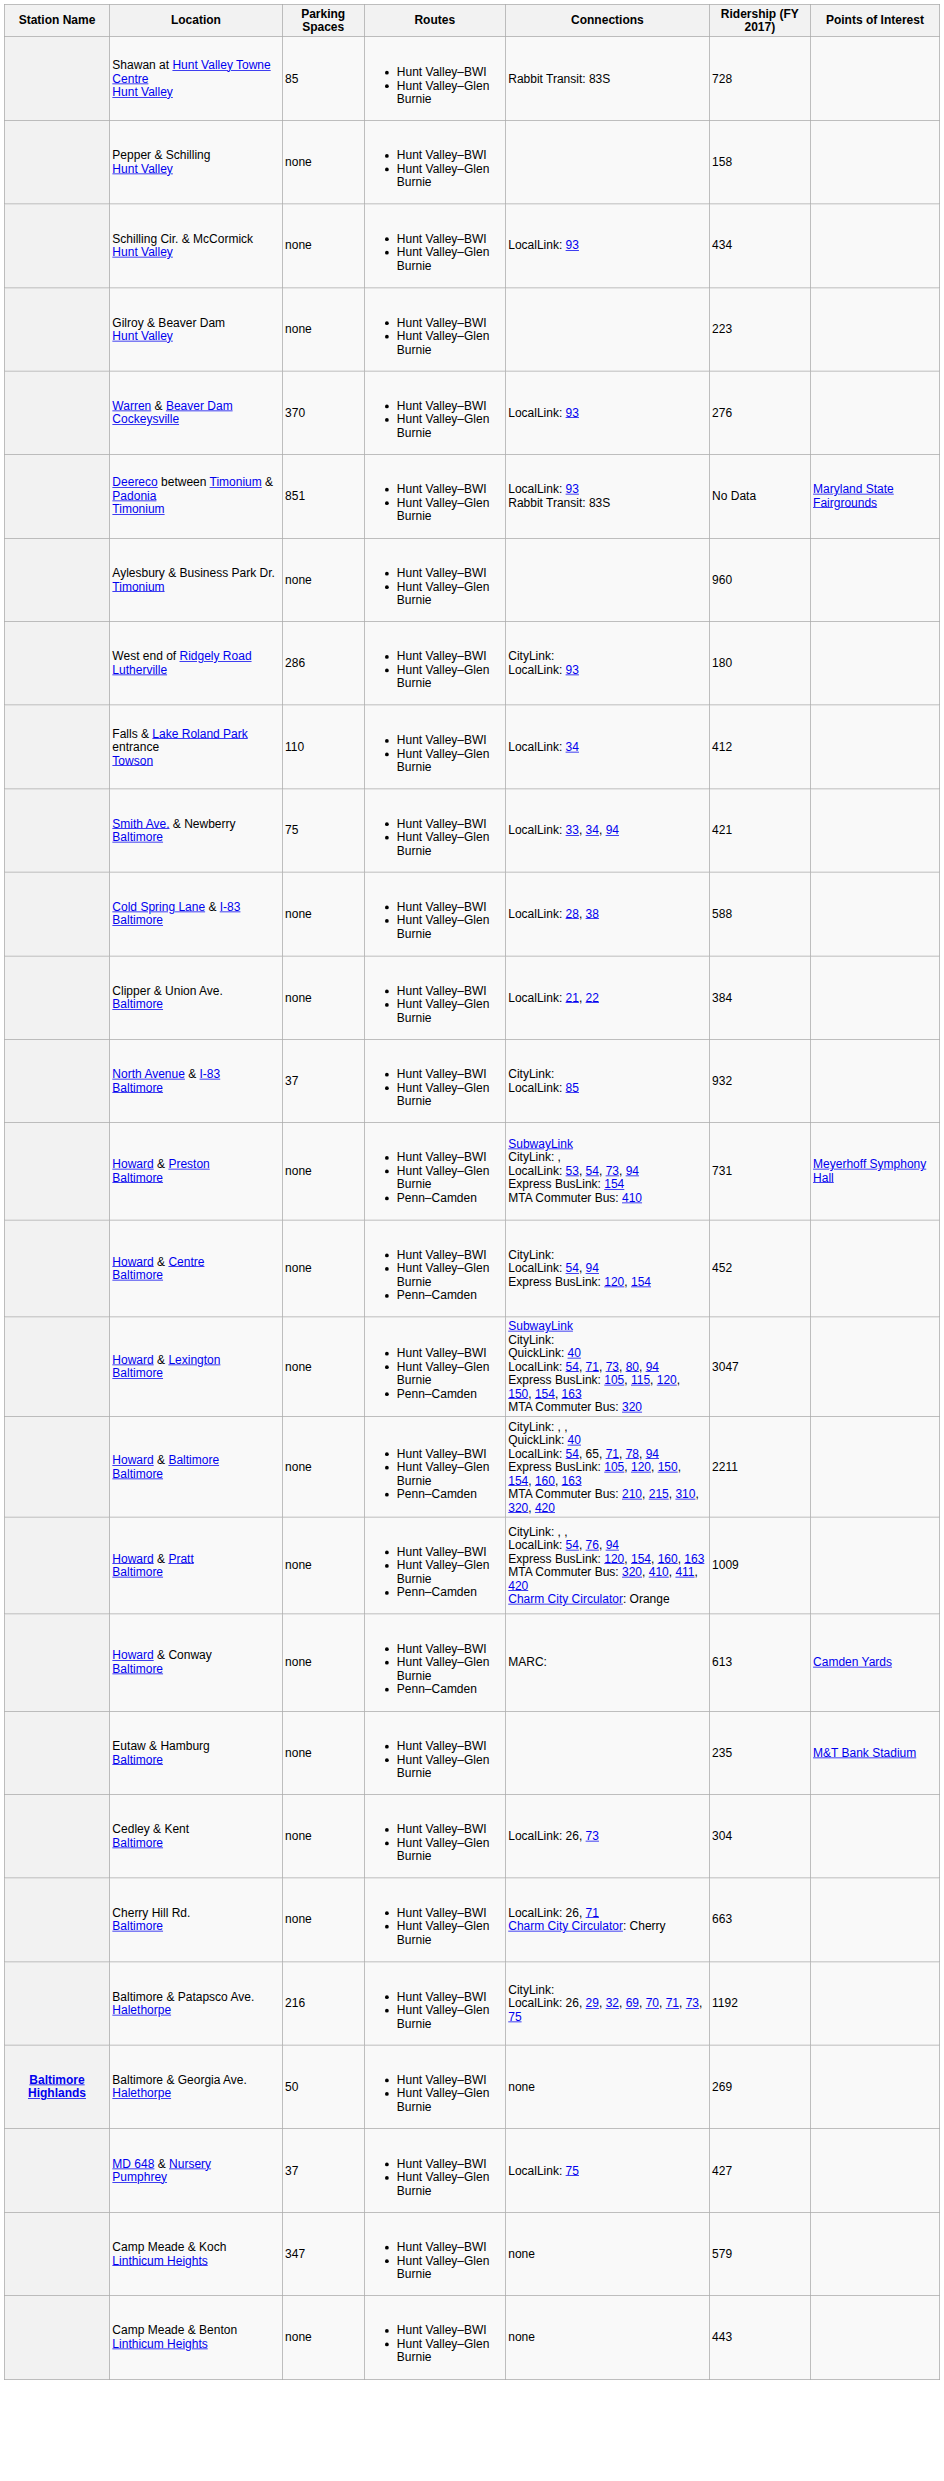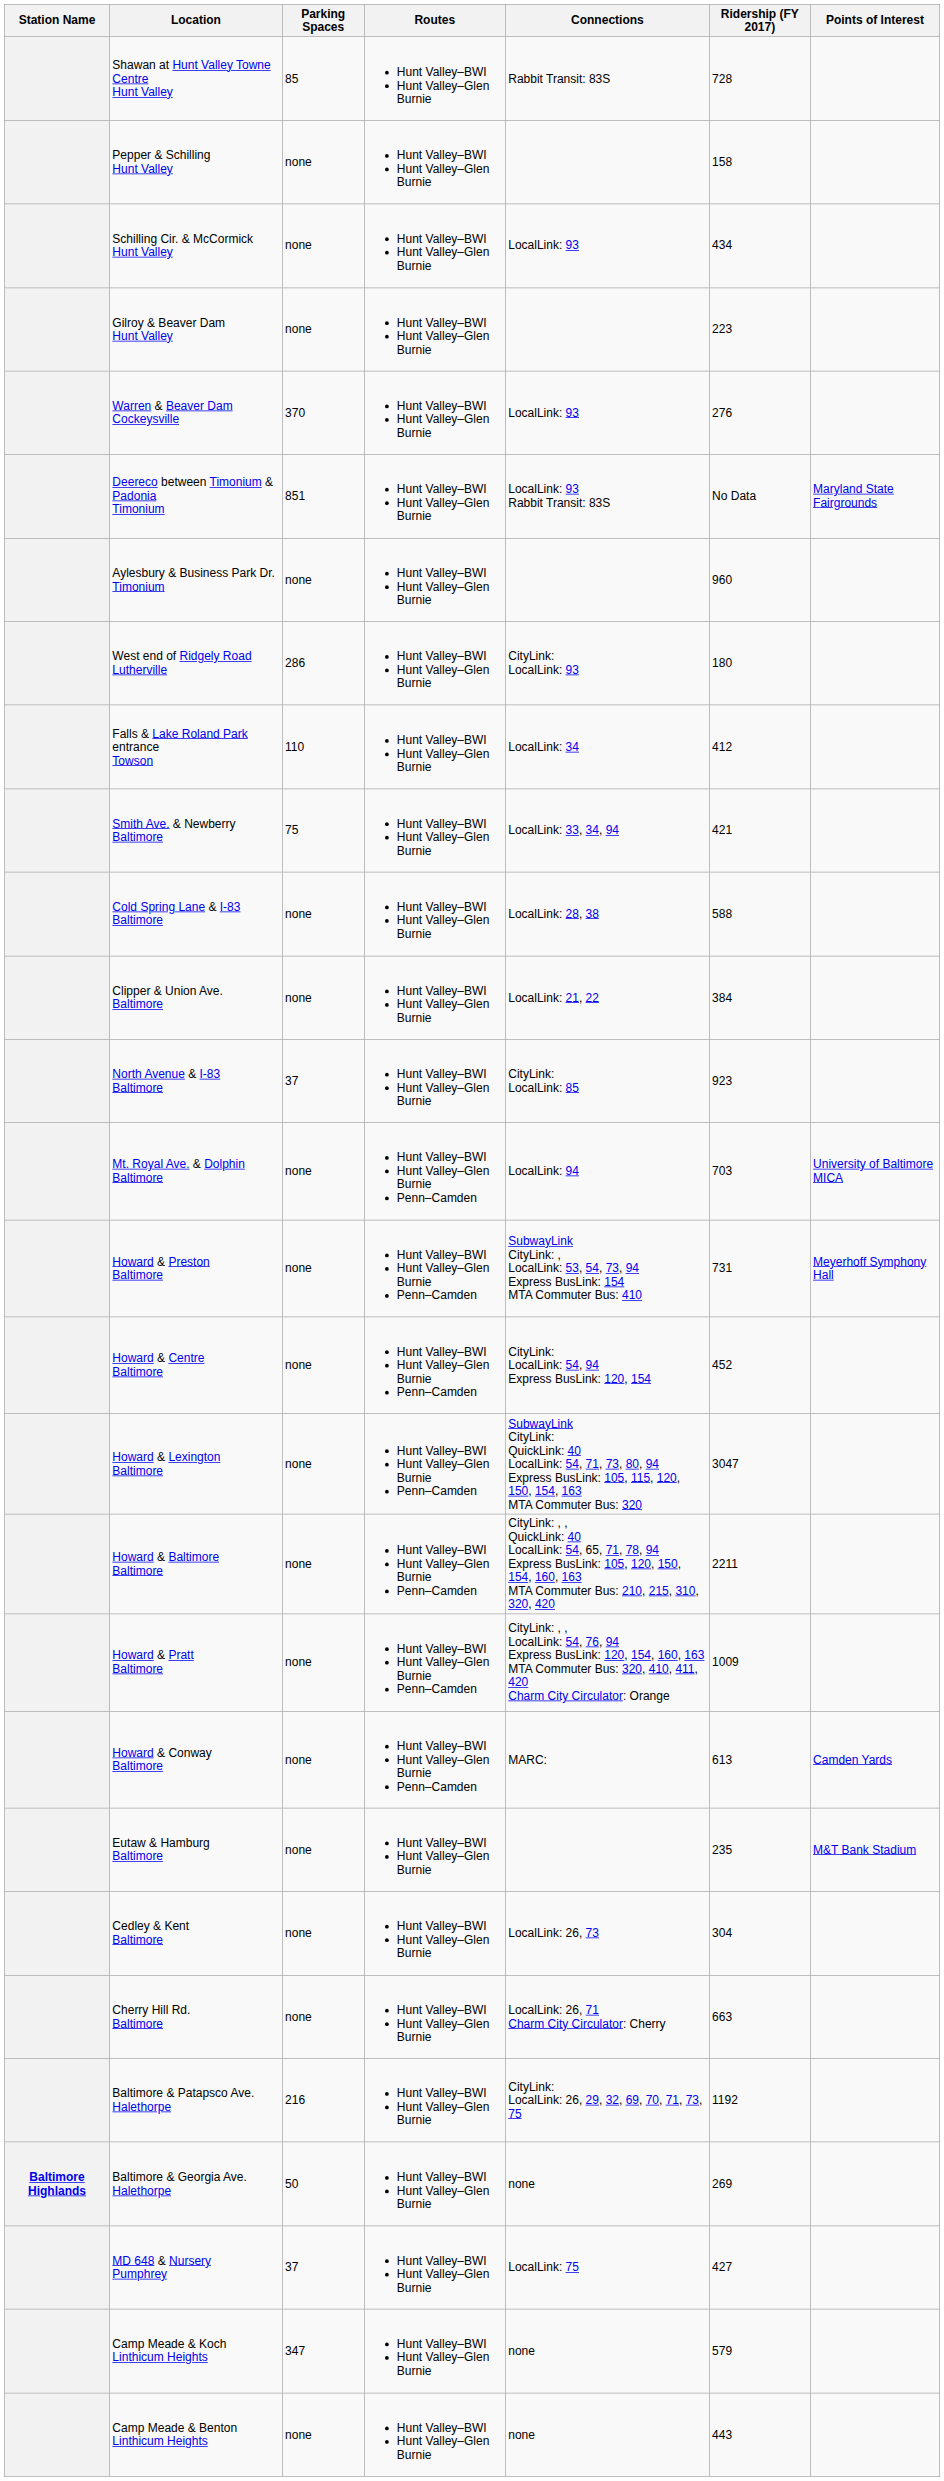(722, 1081) 932 -> (722, 1081) 923
+ row: (179, 1171)
